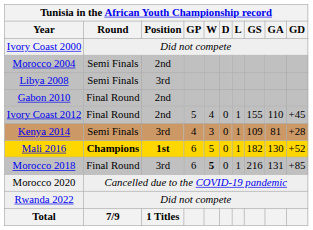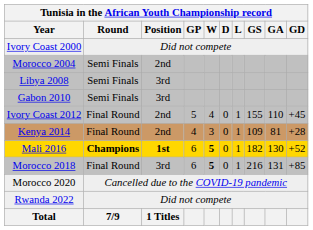(113, 98) Final Round -> (113, 98) Semi Finals
(163, 98) 2nd -> (163, 98) 3rd
(113, 132) Semi Finals -> (113, 132) Final Round
(163, 132) 3rd -> (163, 132) 2nd
(212, 149) normal -> (212, 149) bold
